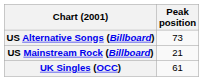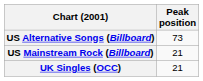(178, 68) 61 -> (178, 68) 21
